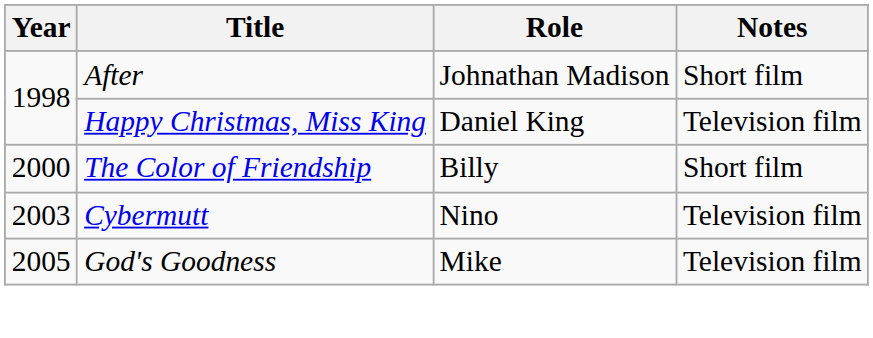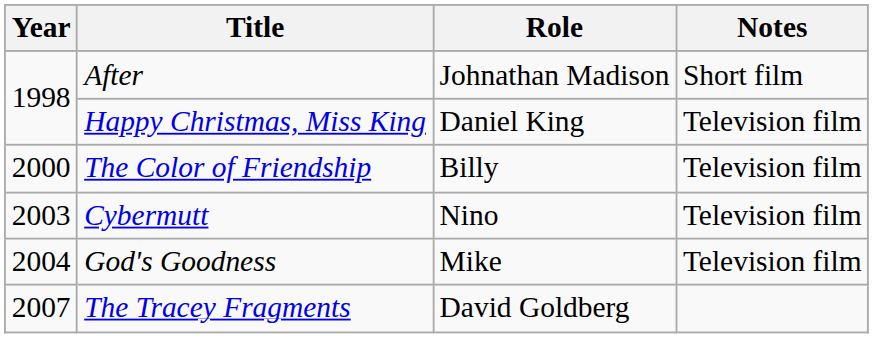(743, 167) Short film -> (772, 167) Television film
(41, 261) 2005 -> (41, 261) 2004
+ row: (217, 307)
